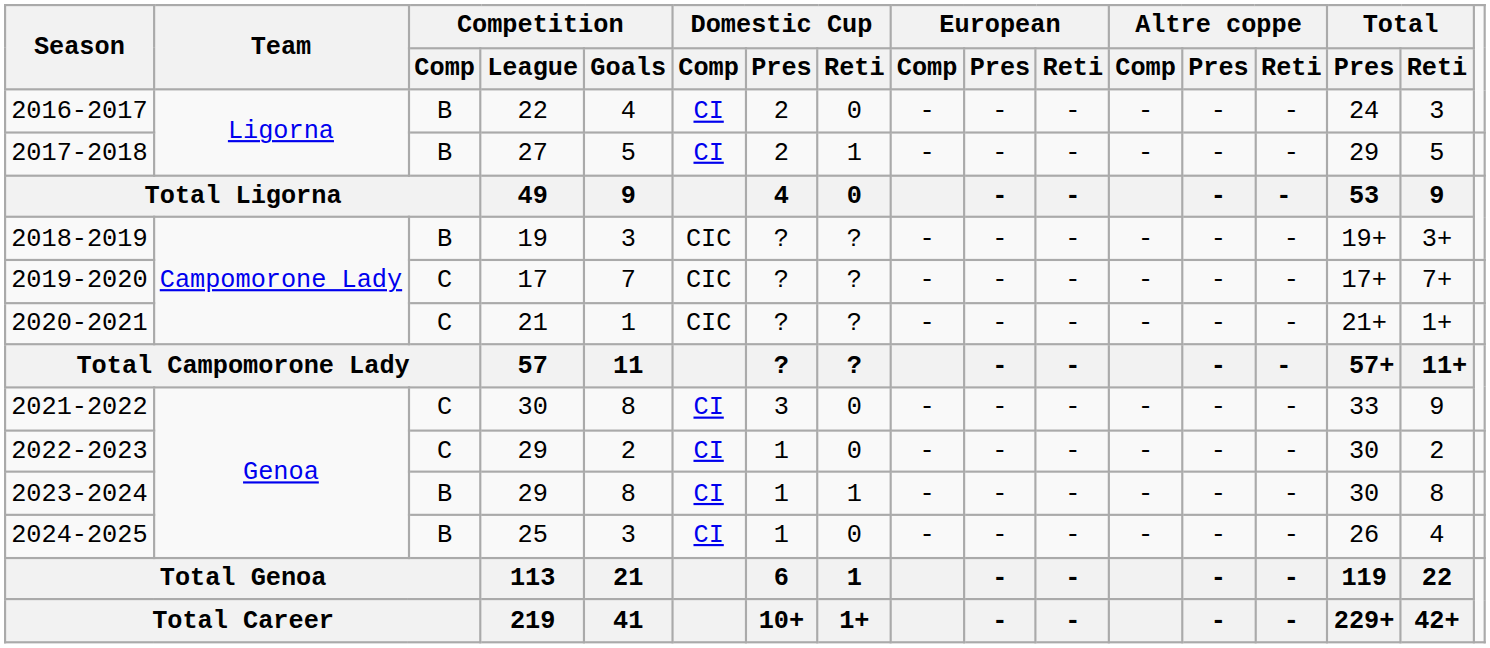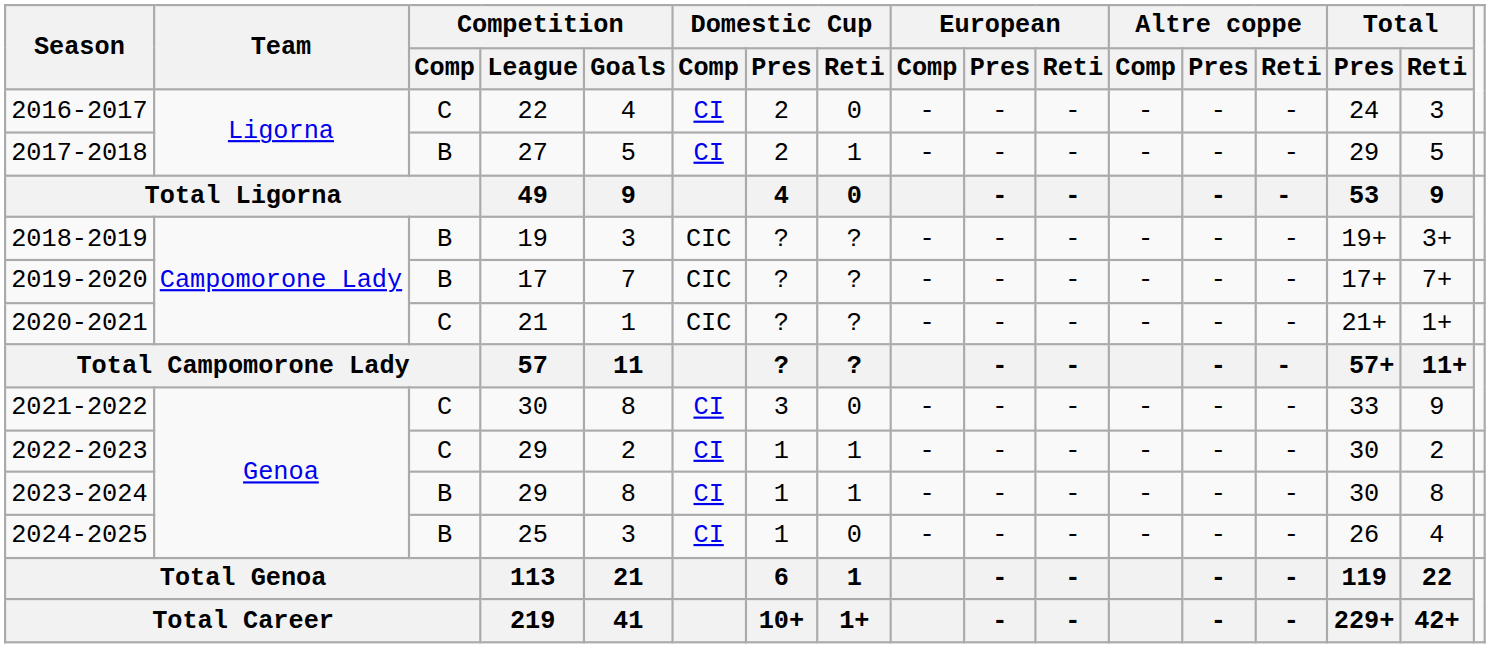(445, 111) B -> (445, 111) C
(445, 281) C -> (445, 281) B
(854, 451) 0 -> (854, 451) 1
